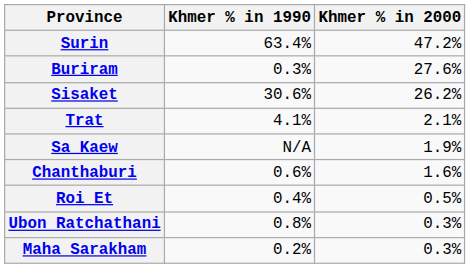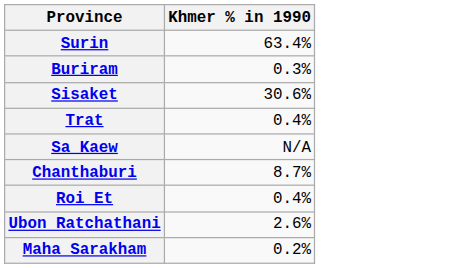- column: (390, 18)
(292, 121) 4.1% -> (292, 121) 0.4%
(292, 173) 0.6% -> (292, 173) 8.7%
(292, 224) 0.8% -> (292, 224) 2.6%
